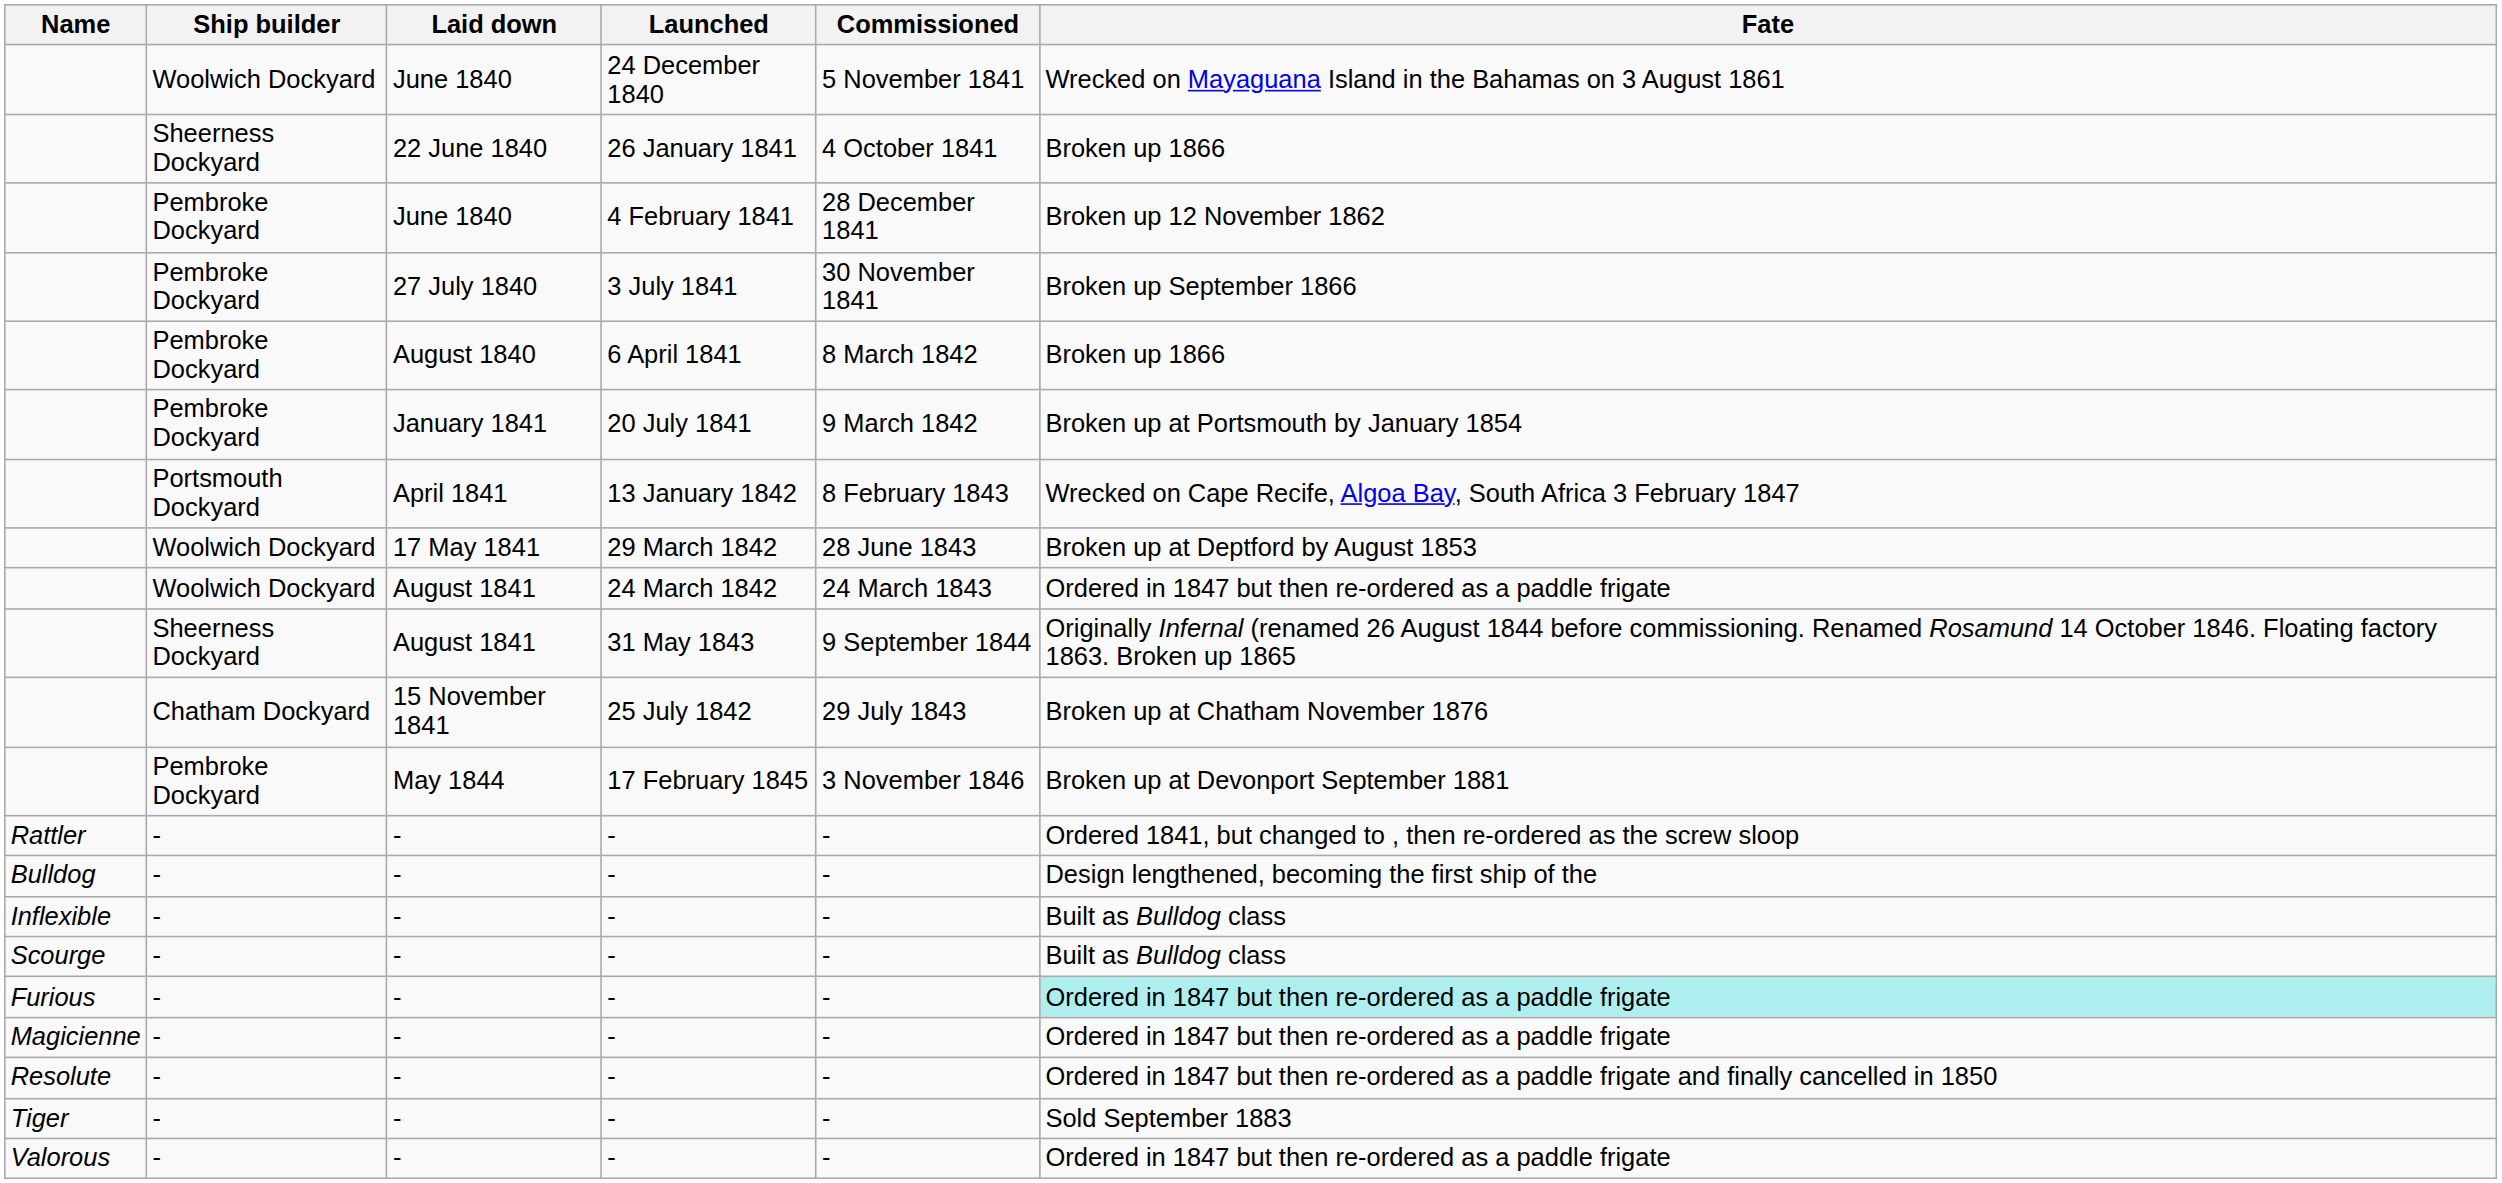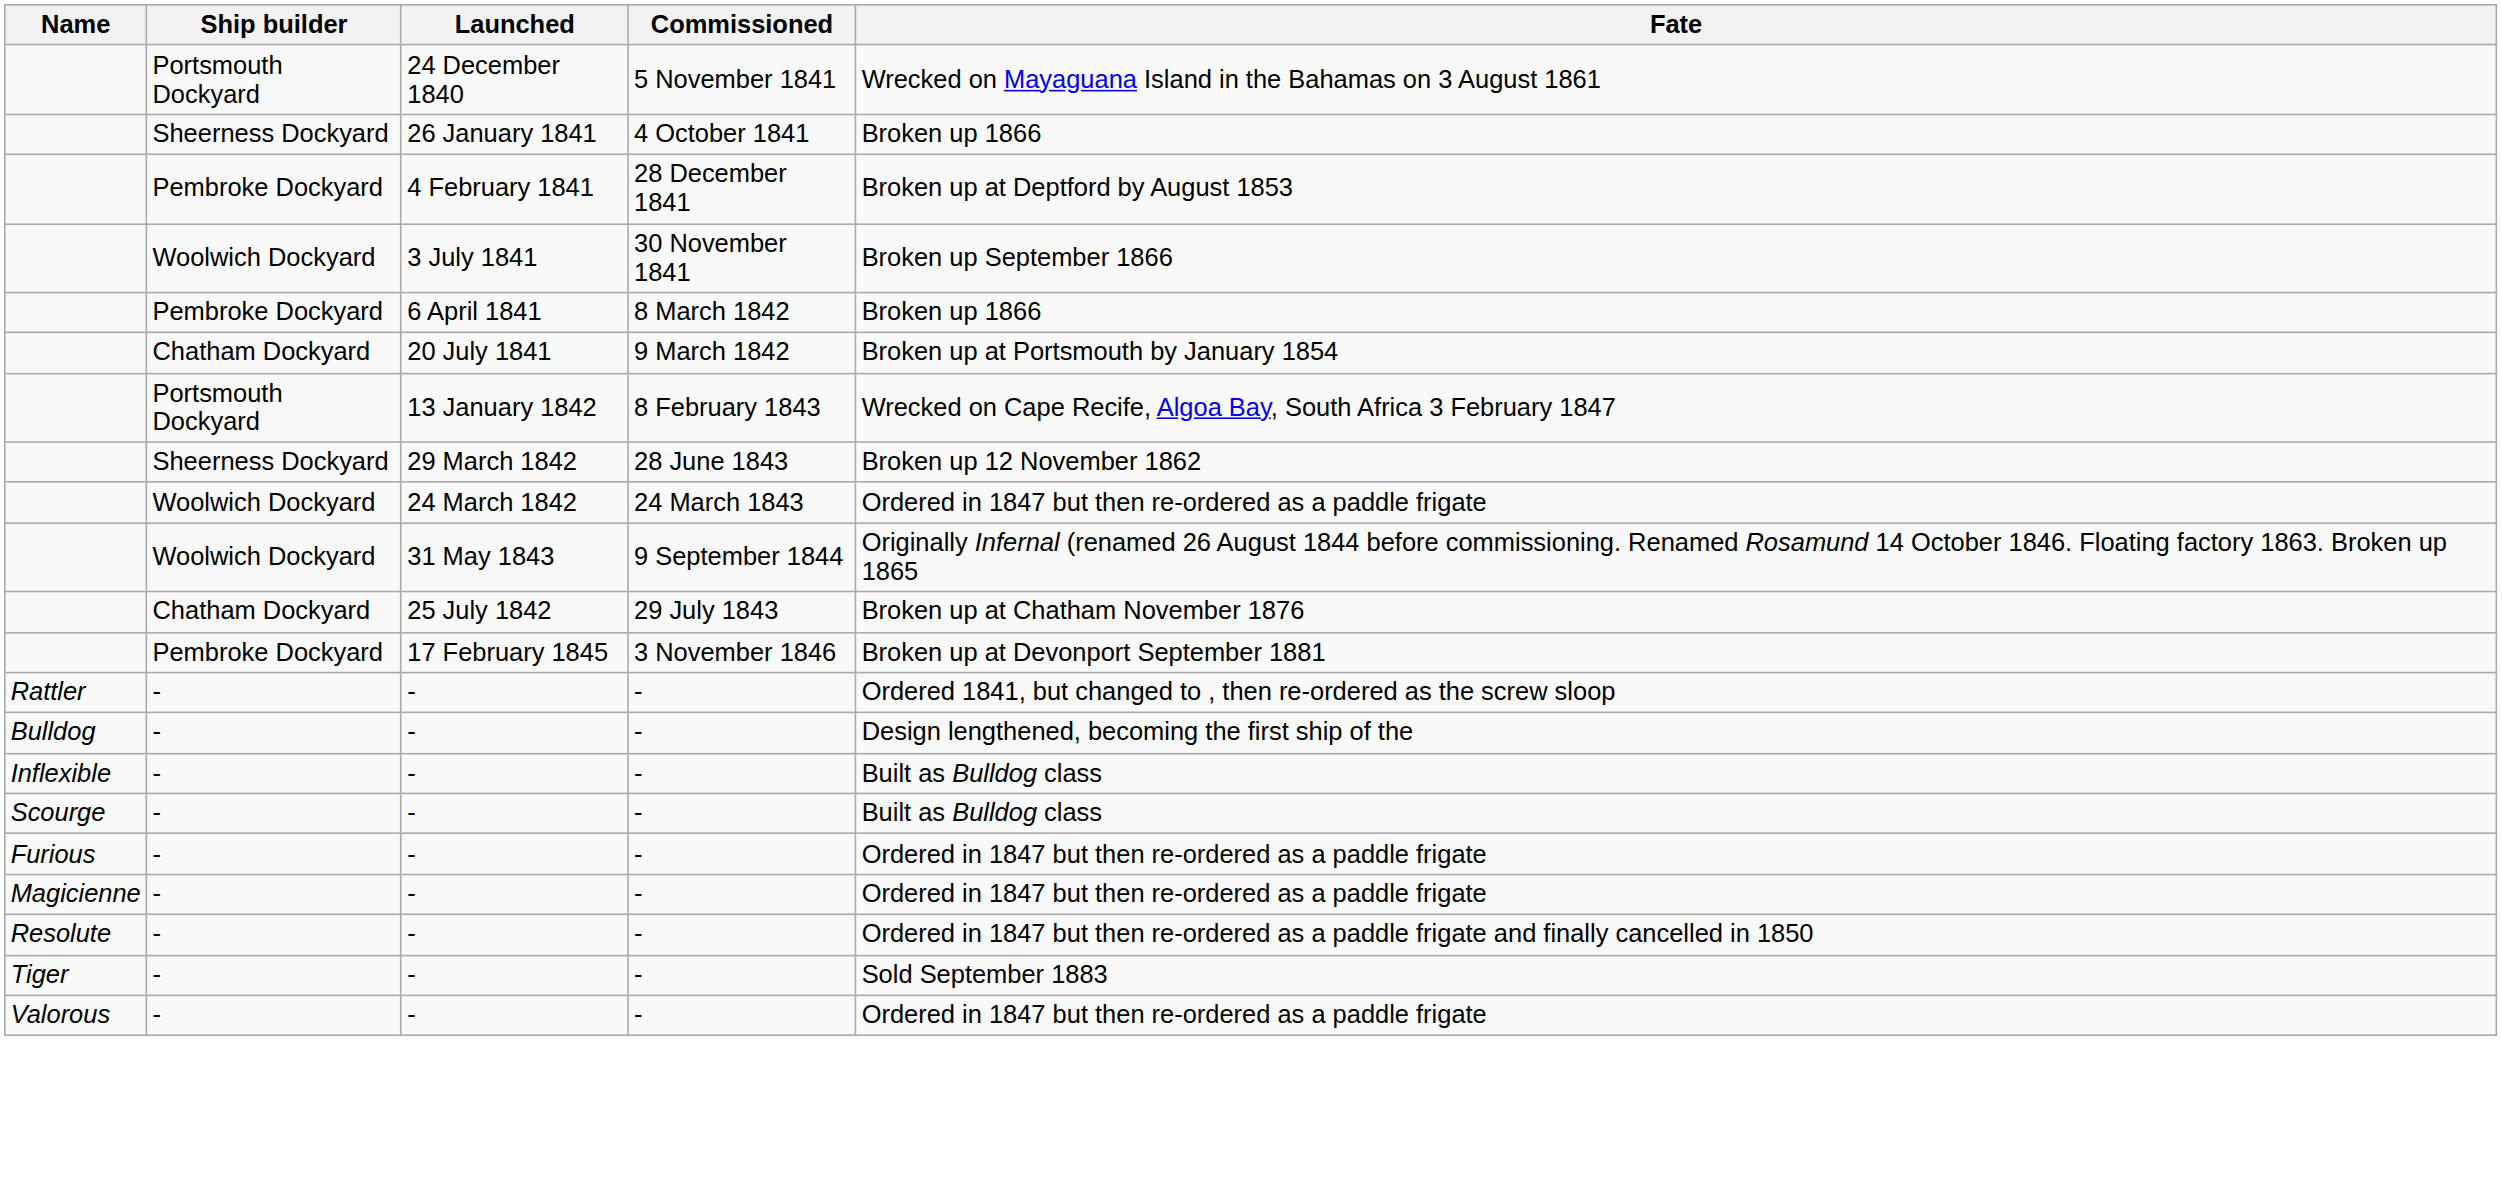- column: (494, 24)
(264, 79) Woolwich Dockyard -> (218, 79) Portsmouth Dockyard
(1215, 217) Broken up 12 November 1862 -> (1077, 188) Broken up at Deptford by August 1853
(210, 286) Pembroke Dockyard -> (264, 257) Woolwich Dockyard
(210, 424) Pembroke Dockyard -> (261, 352) Chatham Dockyard
(264, 547) Woolwich Dockyard -> (271, 461) Sheerness Dockyard
(1261, 547) Broken up at Deptford by August 1853 -> (1031, 461) Broken up 12 November 1862
(213, 642) Sheerness Dockyard -> (264, 556) Woolwich Dockyard
(1358, 996) paleturquoise background -> (1174, 853) no background
